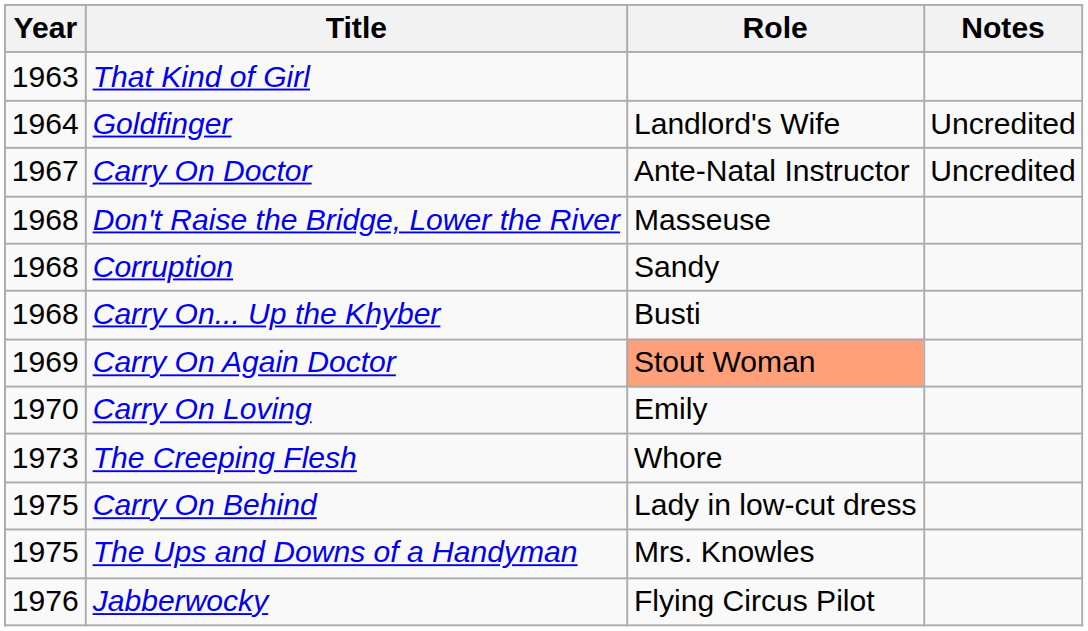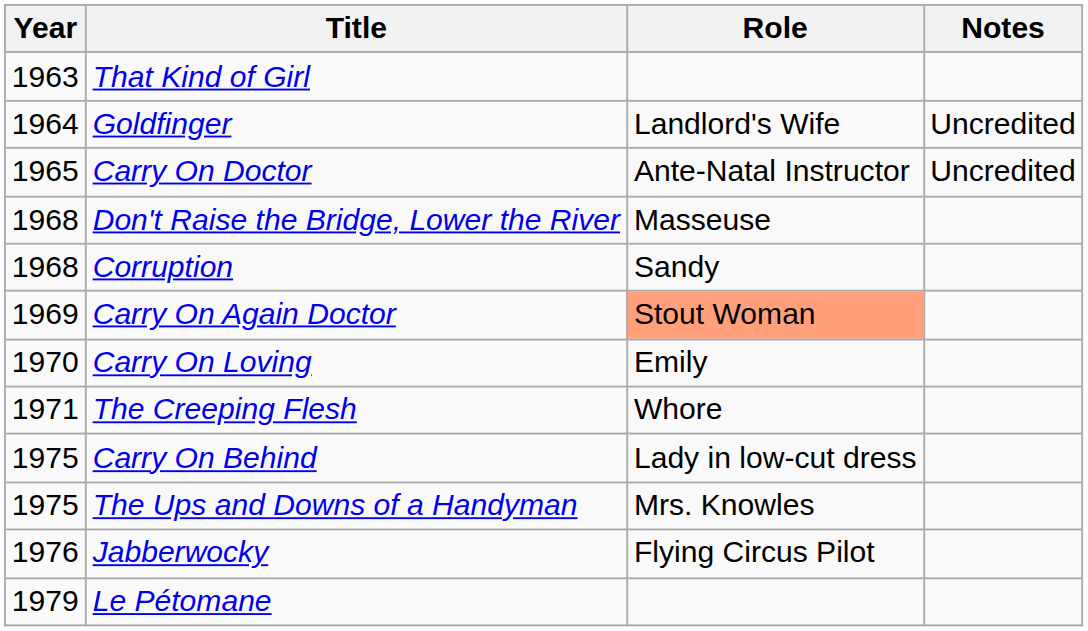(45, 171) 1967 -> (45, 171) 1965
- row: (267, 314)
(45, 457) 1973 -> (45, 409) 1971
+ row: (182, 600)
